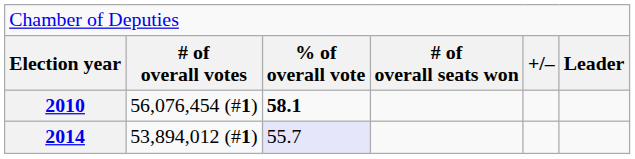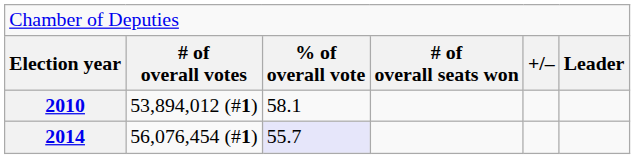(194, 105) 56,076,454 (#1) -> (194, 105) 53,894,012 (#1)
(284, 105) bold -> (284, 105) normal
(194, 136) 53,894,012 (#1) -> (194, 136) 56,076,454 (#1)
